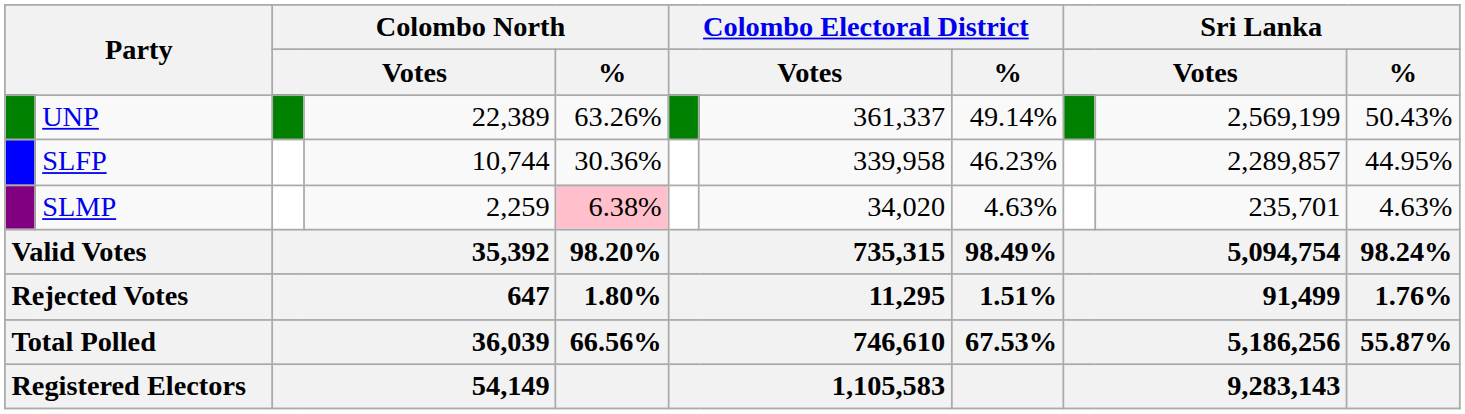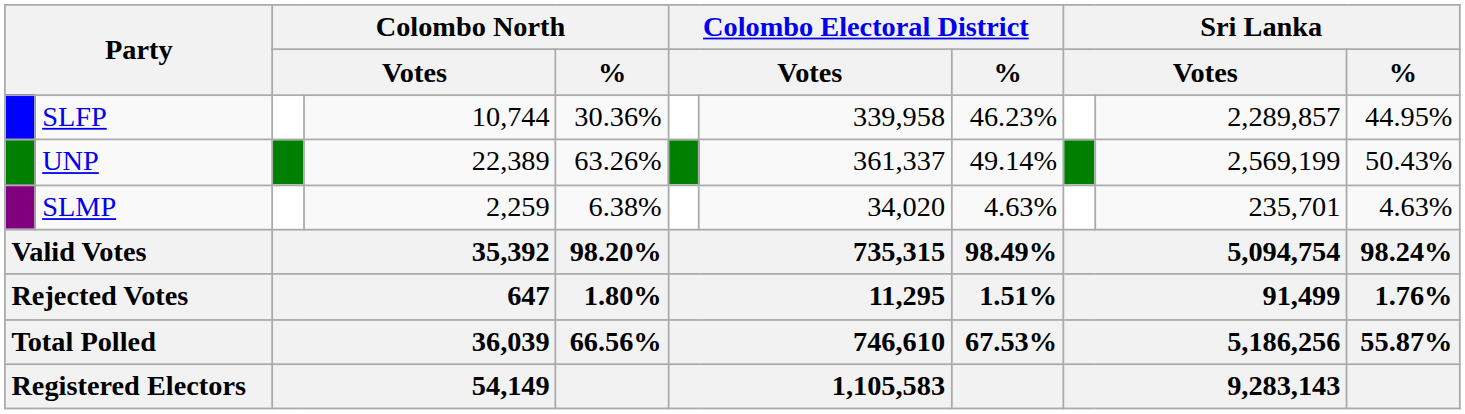rows swapped: (70, 116) <-> (74, 161)
(625, 206) pink background -> (625, 206) no background
